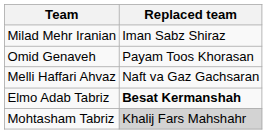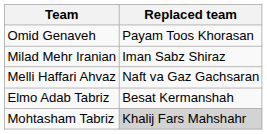rows swapped: (52, 56) <-> (62, 35)
(182, 98) bold -> (178, 98) normal
